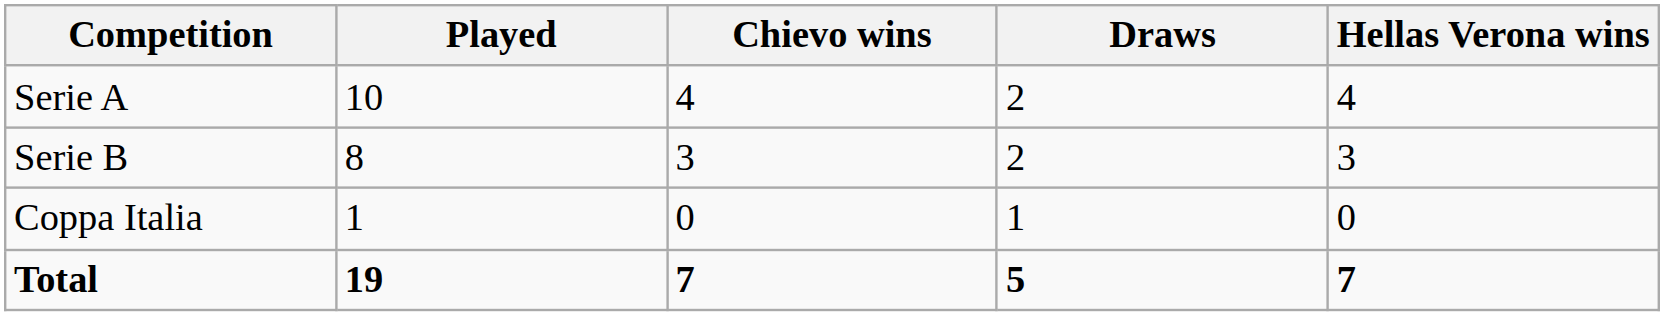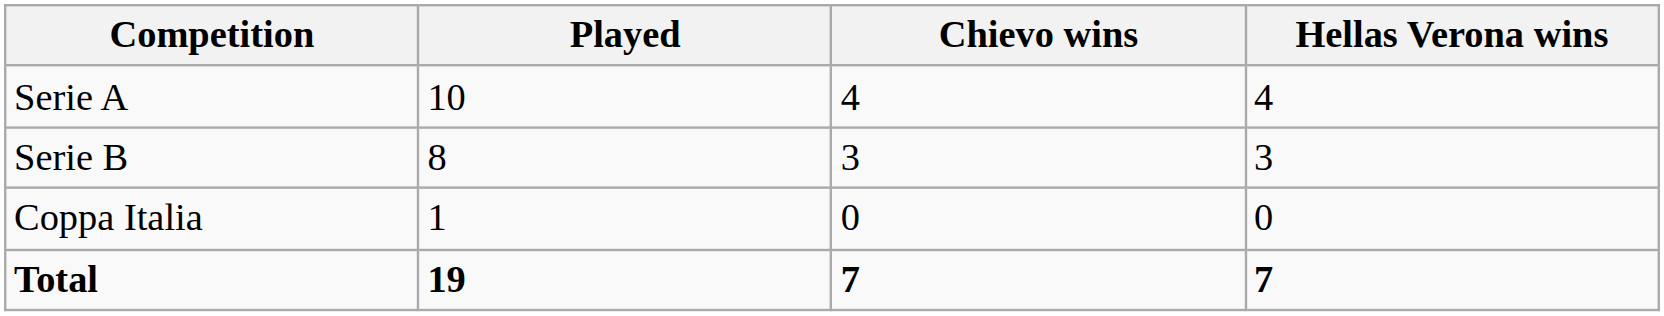- column: (1163, 34)
